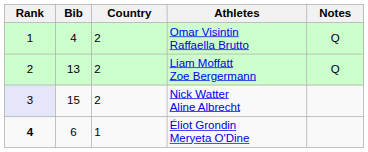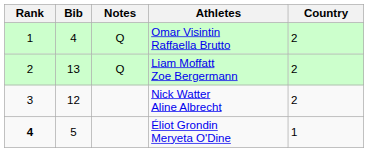columns swapped: (129, 13) <-> (335, 13)
(30, 100) lavender background -> (30, 100) no background
(74, 100) 15 -> (74, 100) 12
(74, 132) 6 -> (74, 132) 5
